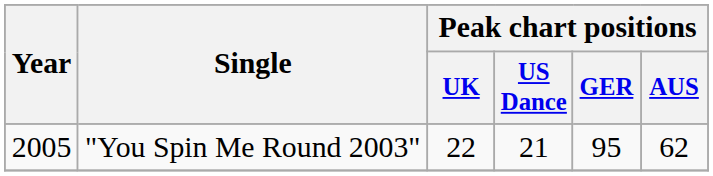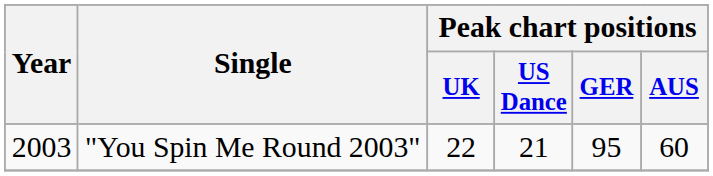(42, 146) 2005 -> (42, 146) 2003
(674, 146) 62 -> (674, 146) 60
